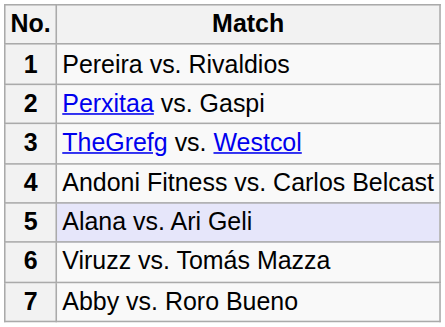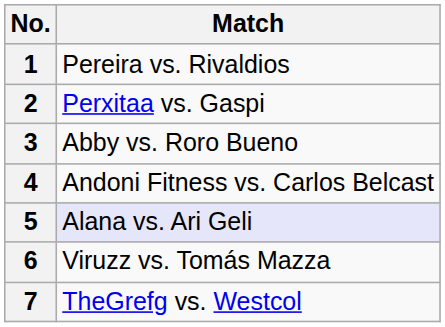(182, 143) TheGrefg vs. Westcol -> (180, 143) Abby vs. Roro Bueno
(180, 301) Abby vs. Roro Bueno -> (182, 301) TheGrefg vs. Westcol
